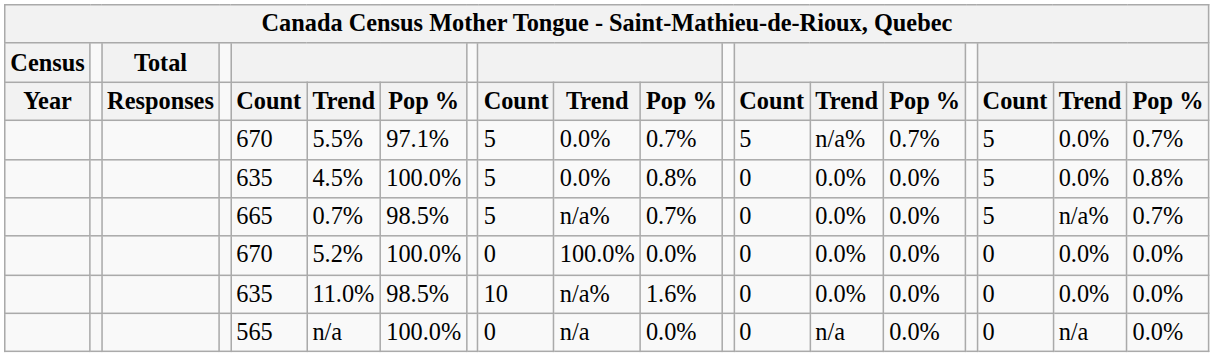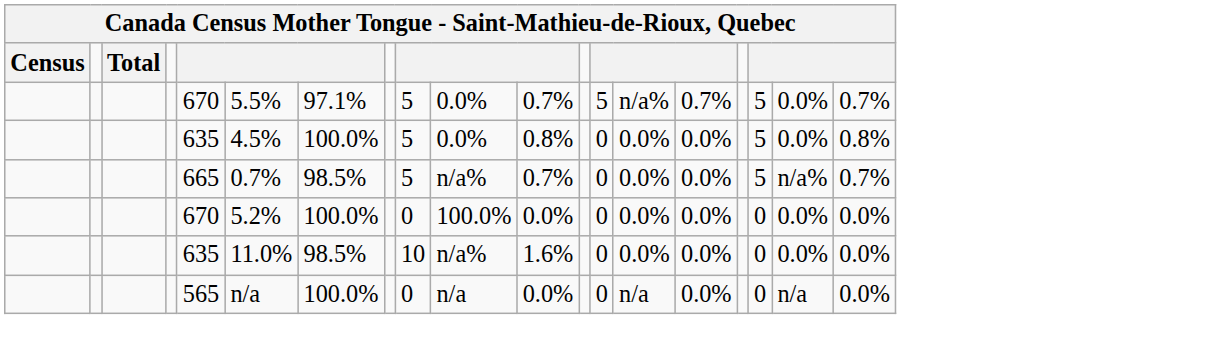- row: (48, 100)
